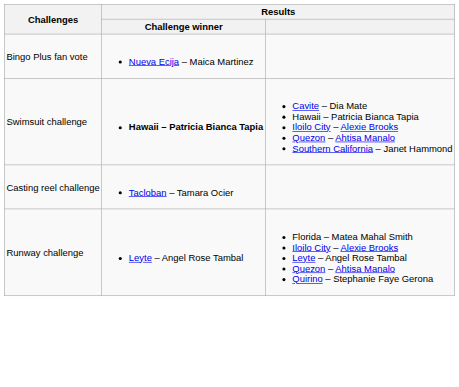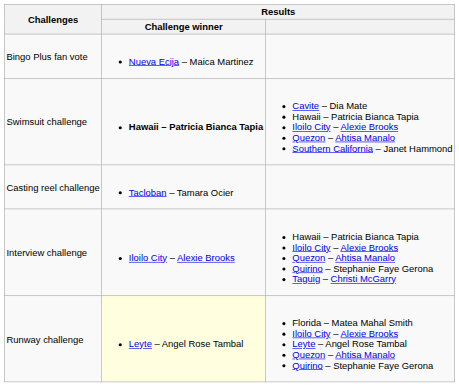+ row: (47, 253)
(184, 258) no background -> (184, 344) lightyellow background
